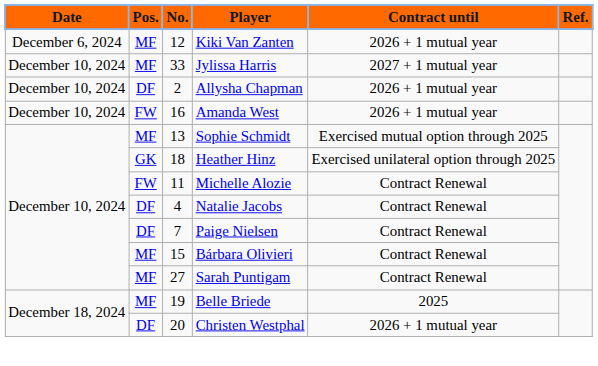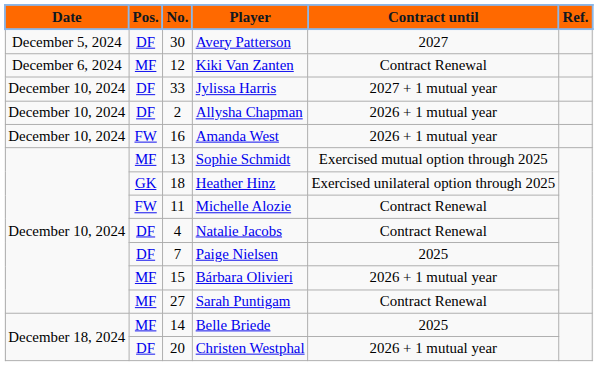+ row: (243, 41)
(433, 41) 2026 + 1 mutual year -> (433, 65) Contract Renewal
(146, 65) MF -> (146, 88) DF
(433, 230) Contract Renewal -> (433, 254) 2025
(433, 254) Contract Renewal -> (433, 277) 2026 + 1 mutual year
(177, 301) 19 -> (177, 324) 14
